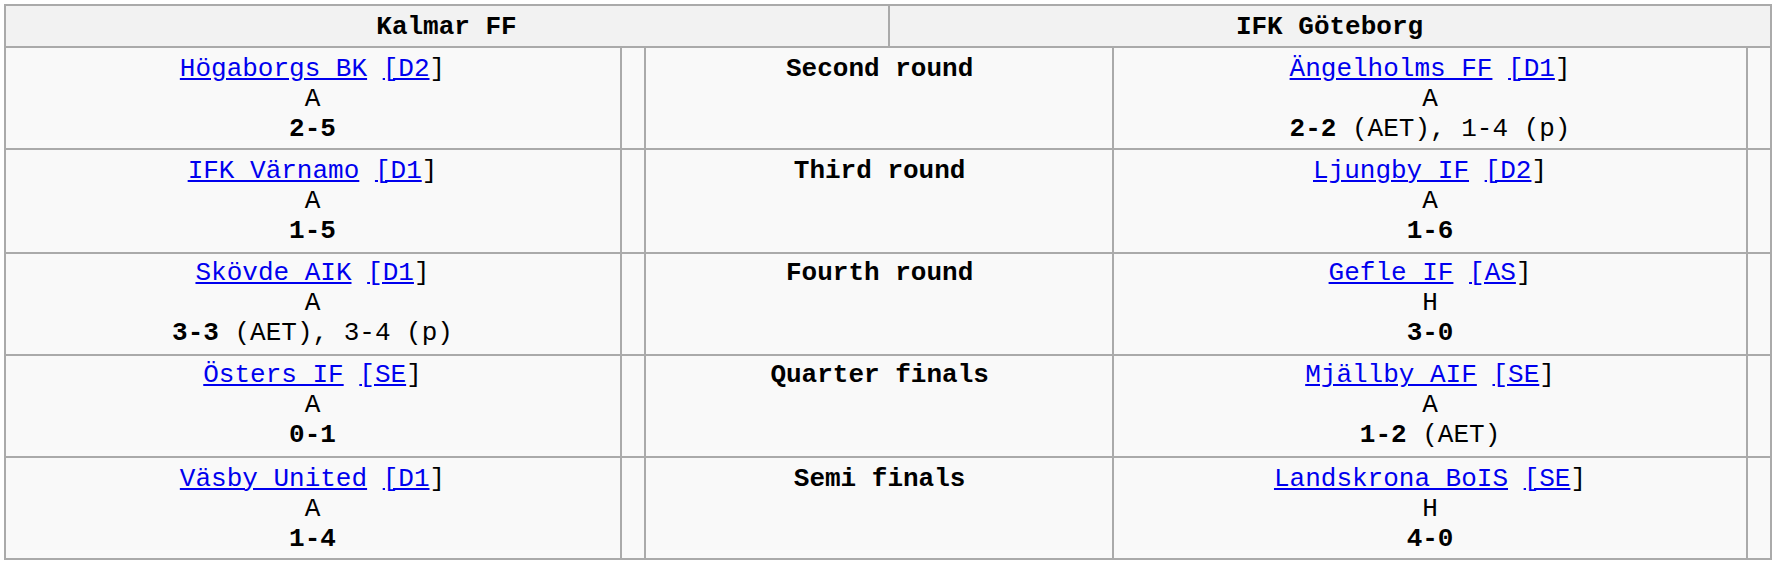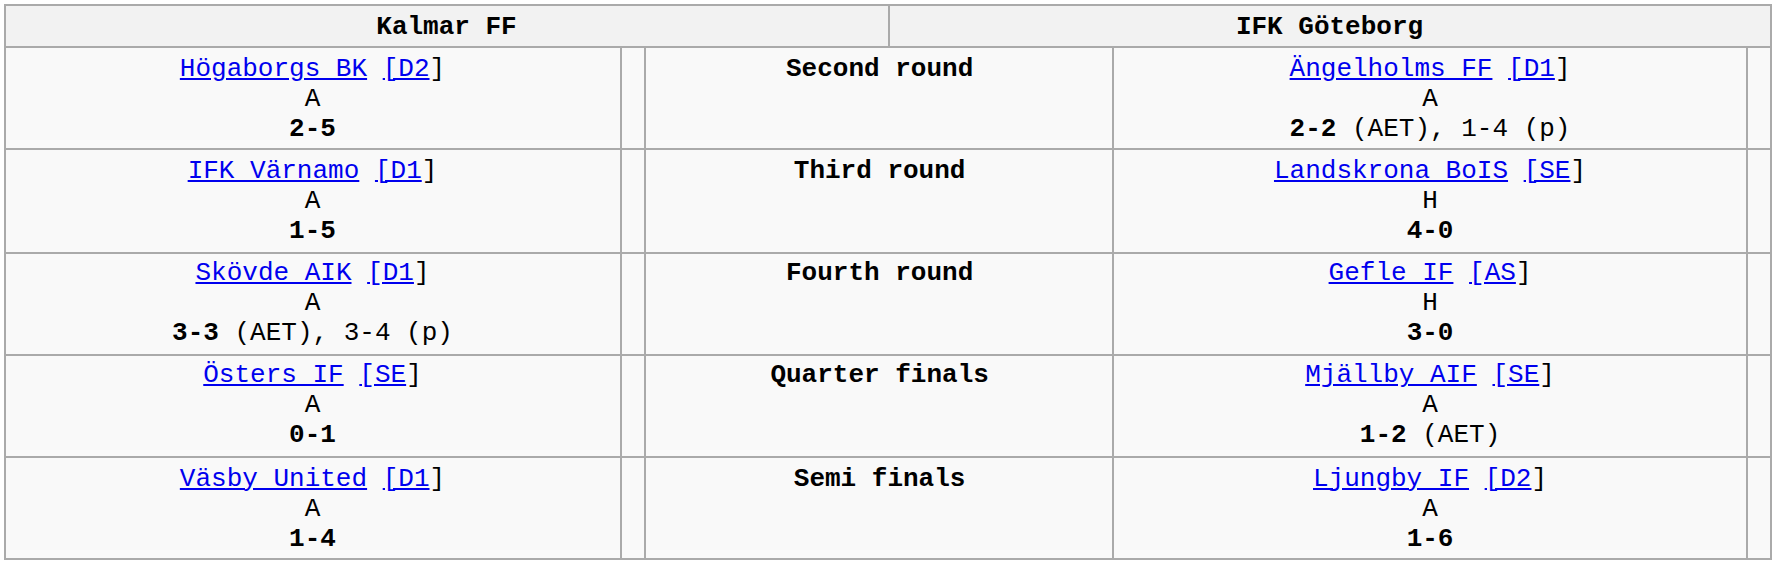(1430, 201) Ljungby IF [D2] A 1-6 -> (1430, 201) Landskrona BoIS [SE] H 4-0
(1430, 508) Landskrona BoIS [SE] H 4-0 -> (1430, 508) Ljungby IF [D2] A 1-6
